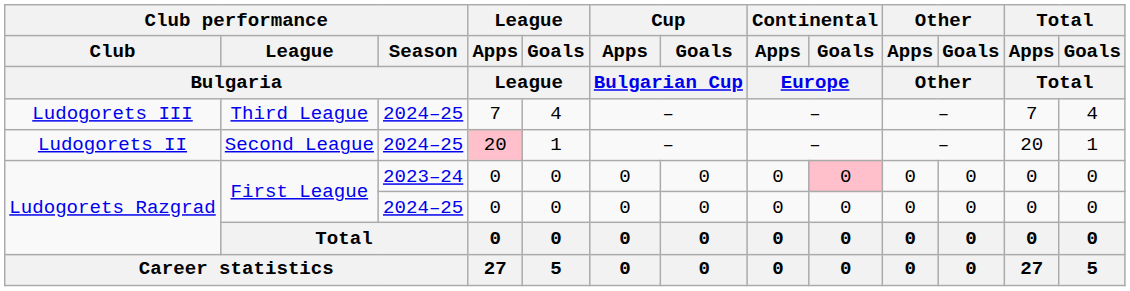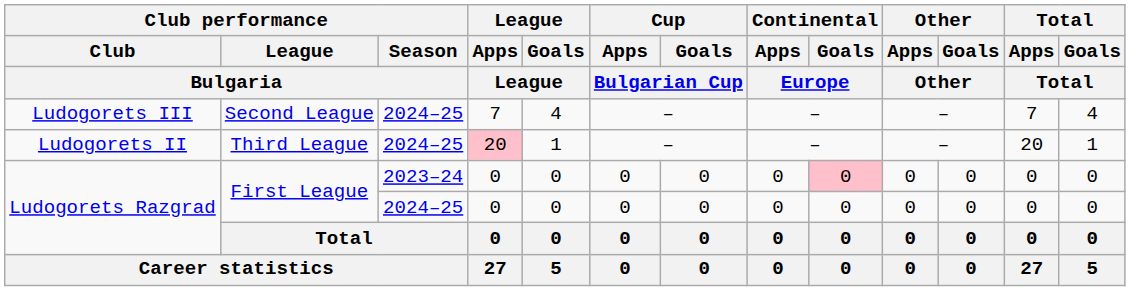(299, 114) Third League -> (299, 114) Second League
(299, 145) Second League -> (299, 145) Third League
